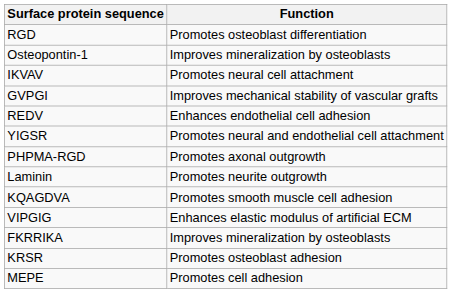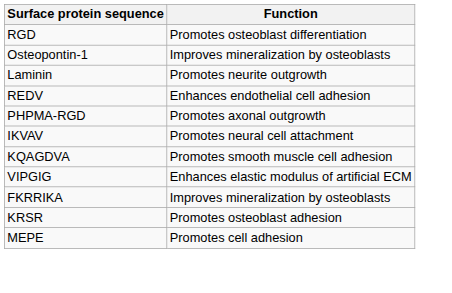rows swapped: (30, 177) <-> (25, 75)
- row: (28, 95)
- row: (27, 136)
